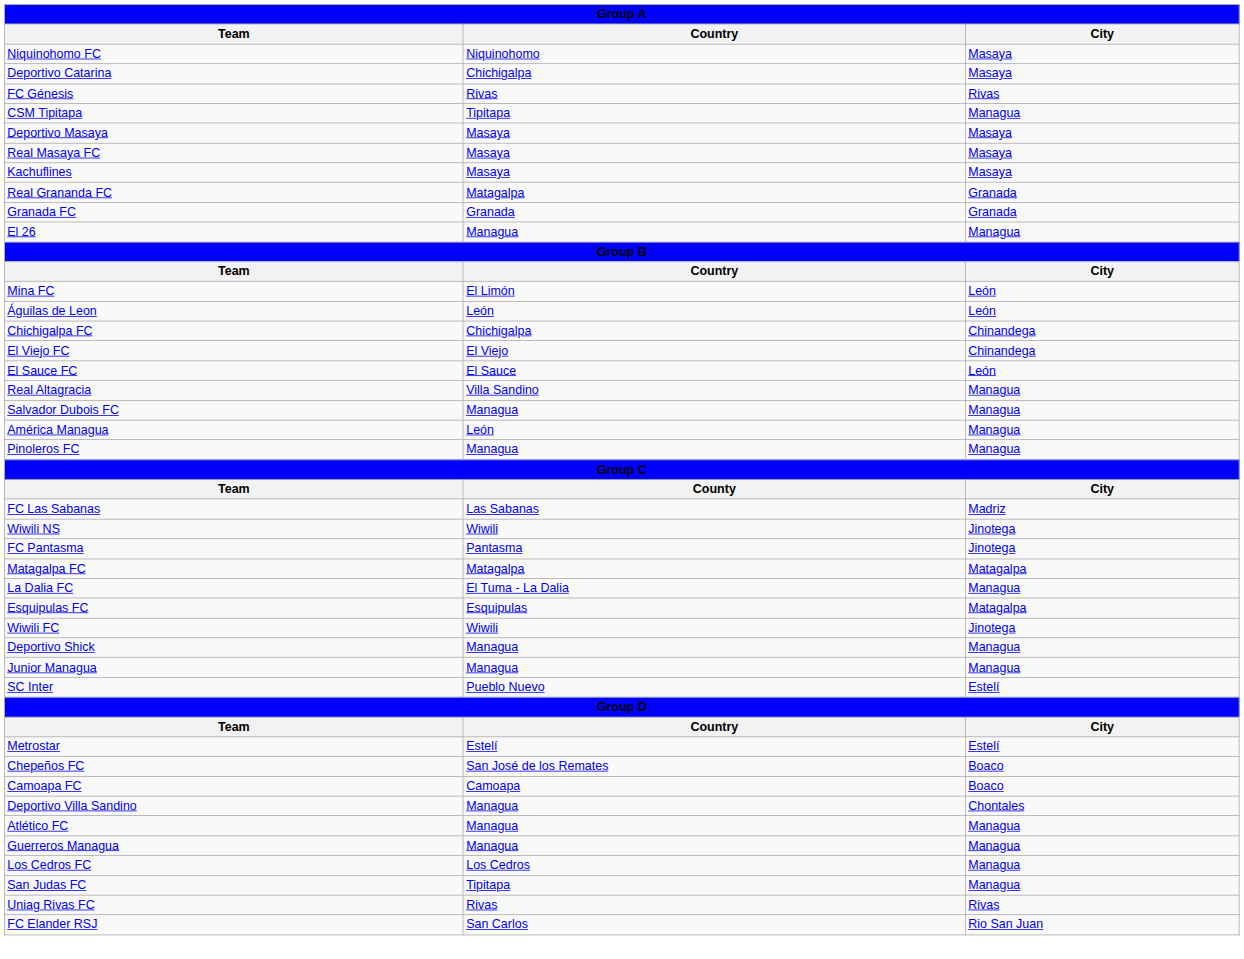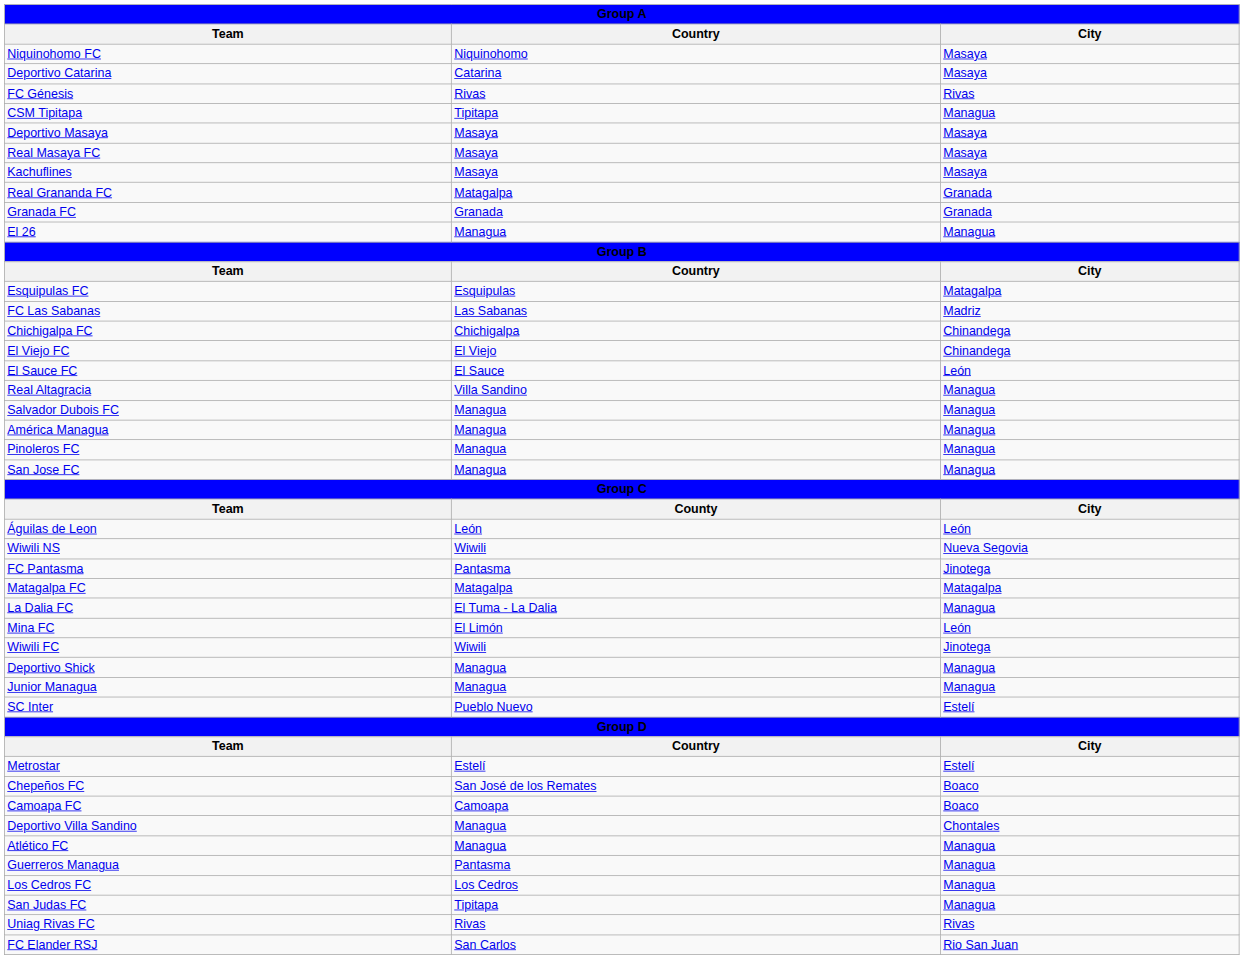(499, 73) Chichigalpa -> (478, 73) Catarina
rows swapped: (31, 291) <-> (48, 608)
rows swapped: (52, 311) <-> (54, 509)
(480, 430) León -> (480, 430) Managua
+ row: (43, 469)
(992, 529) Jinotega -> (986, 548) Nueva Segovia
(492, 845) Managua -> (482, 865) Pantasma
